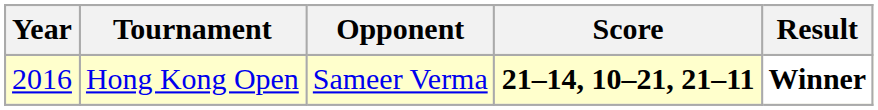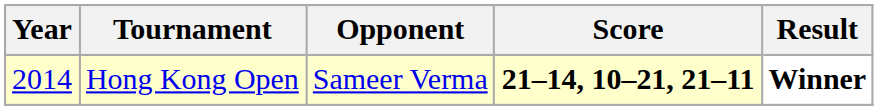(42, 78) 2016 -> (42, 78) 2014
